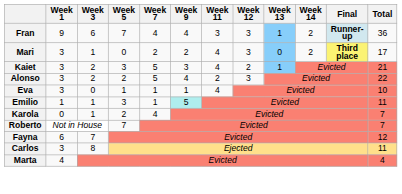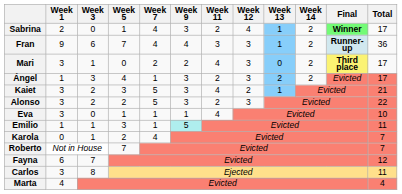+ row: (25, 29)
+ row: (25, 79)
(186, 79) 4 -> (186, 102) 3
